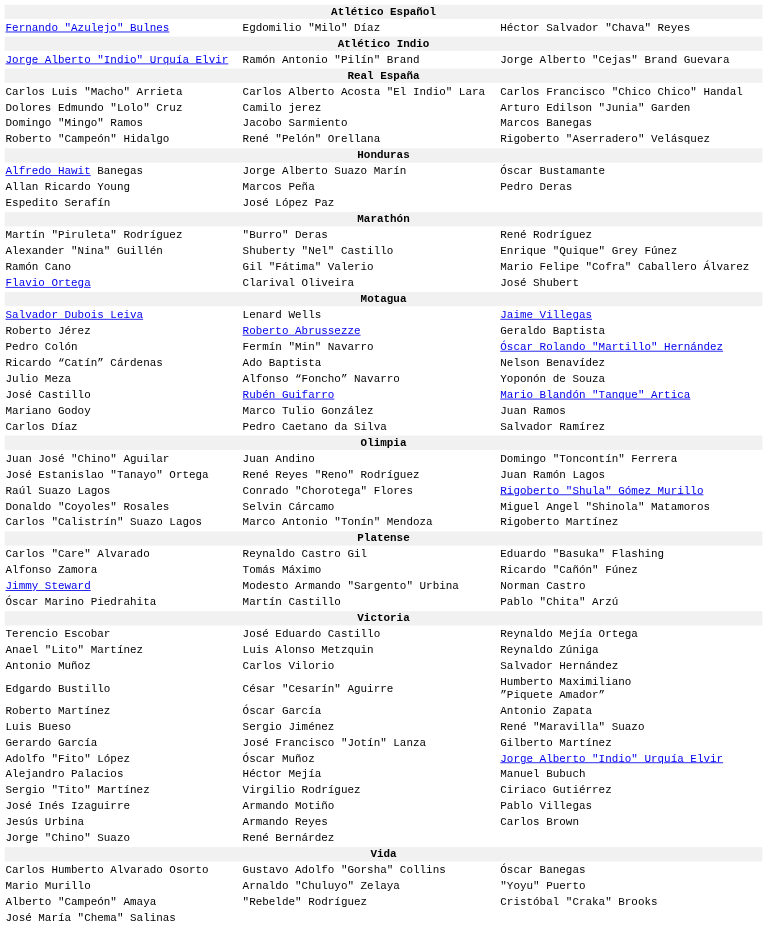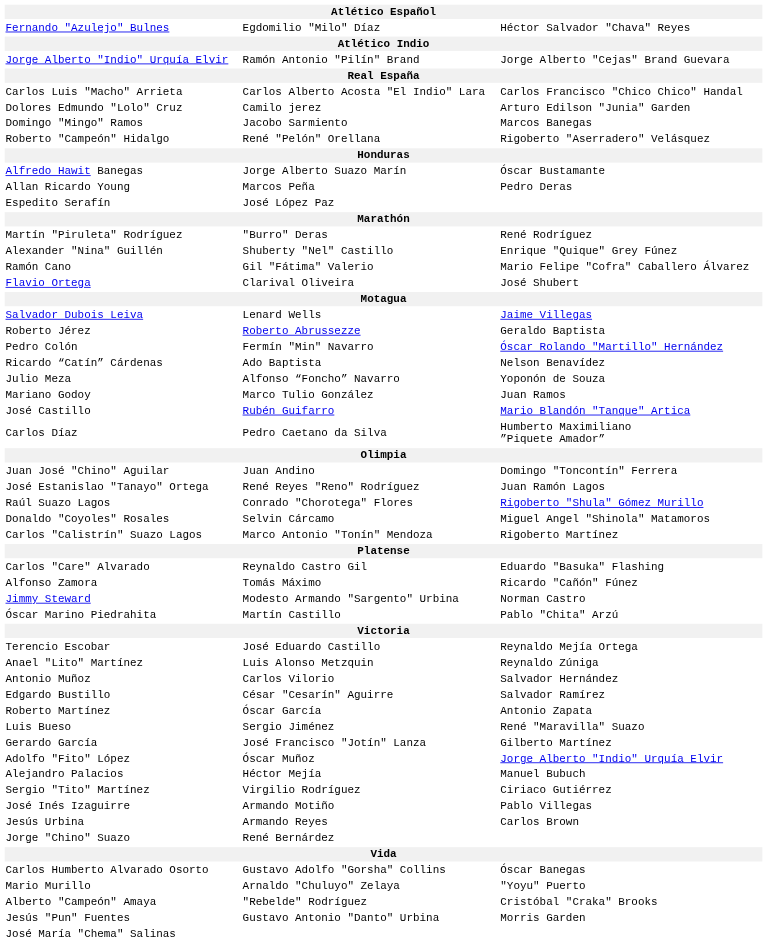rows swapped: (48, 395) <-> (48, 411)
(553, 427) Salvador Ramírez -> (566, 433) Humberto Maximiliano ”Piquete Amador”
(566, 688) Humberto Maximiliano ”Piquete Amador” -> (553, 695) Salvador Ramírez
+ row: (68, 918)
